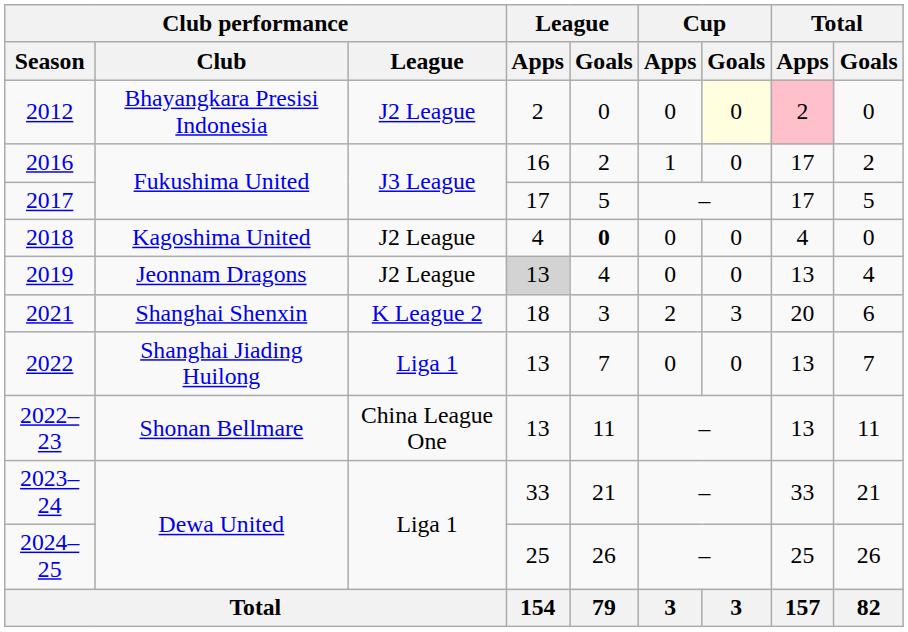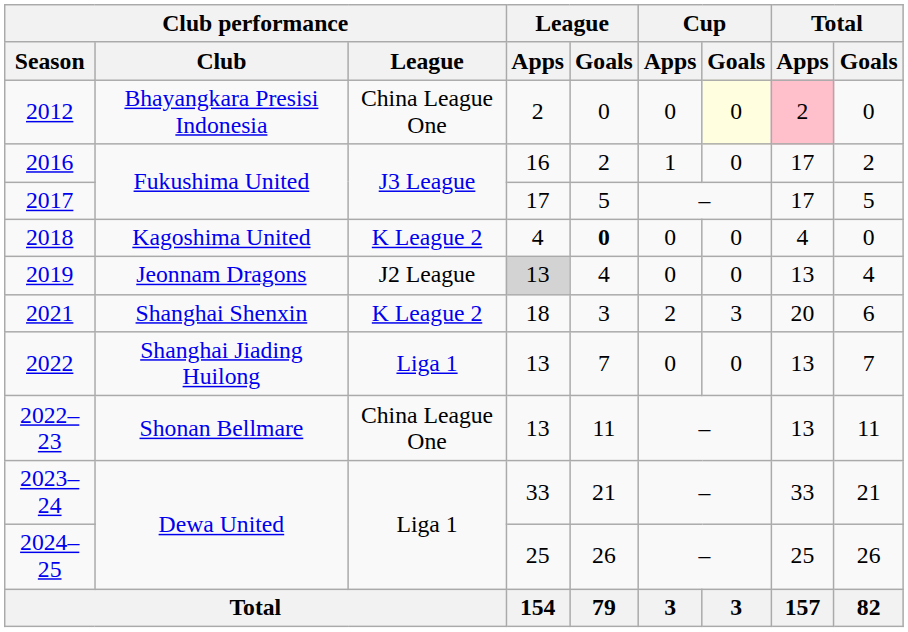(427, 111) J2 League -> (427, 111) China League One
(427, 237) J2 League -> (427, 237) K League 2
